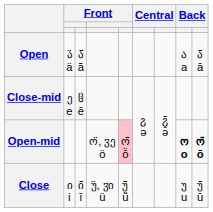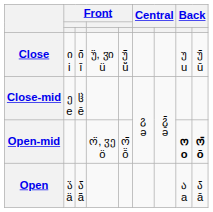rows swapped: (34, 185) <-> (34, 54)
(125, 148) pink background -> (125, 148) no background
